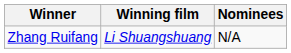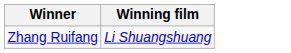- column: (251, 15)
